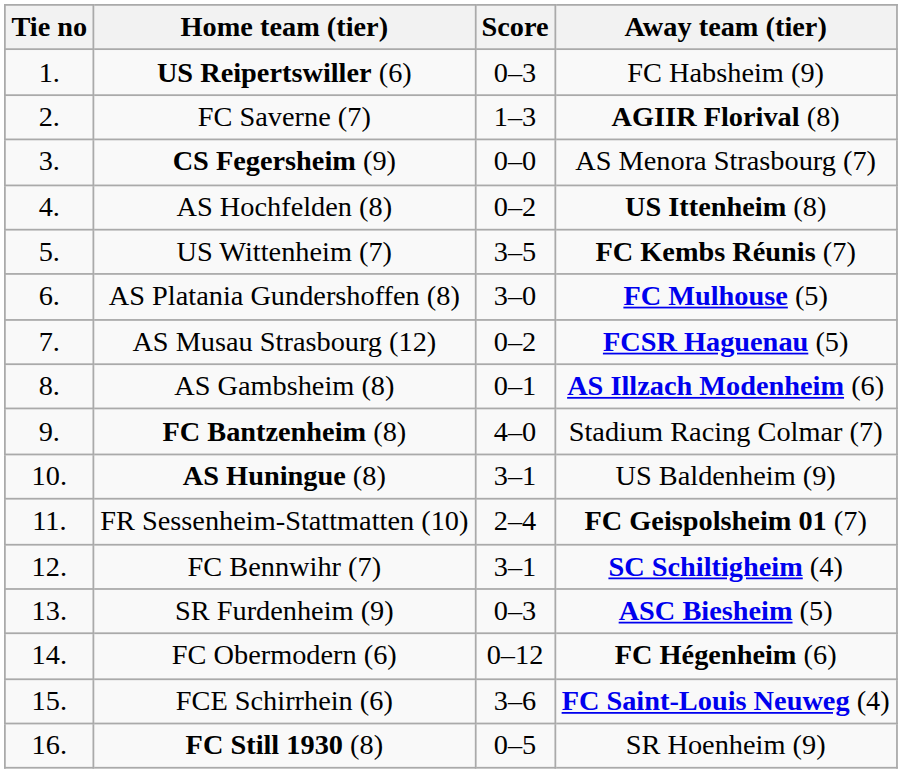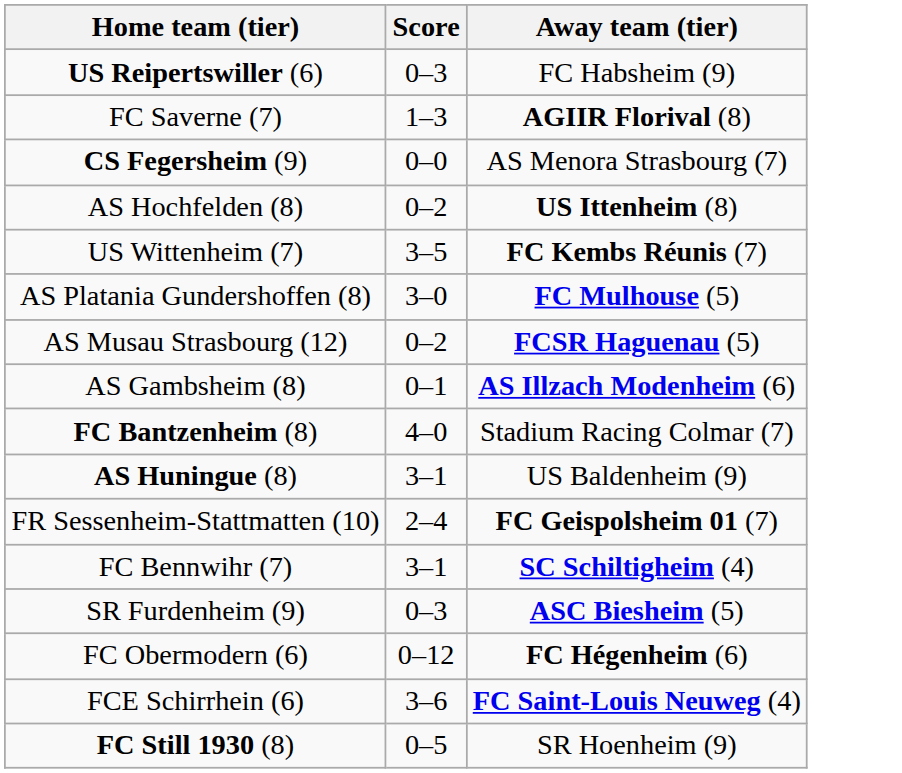- column: (49, 26)
